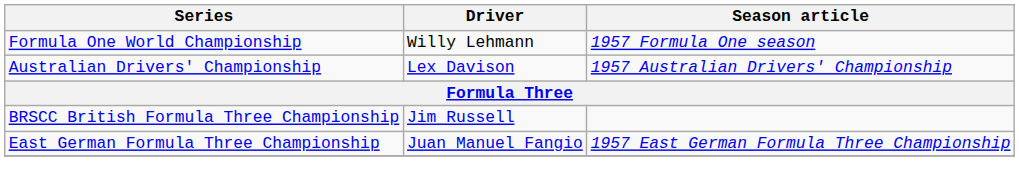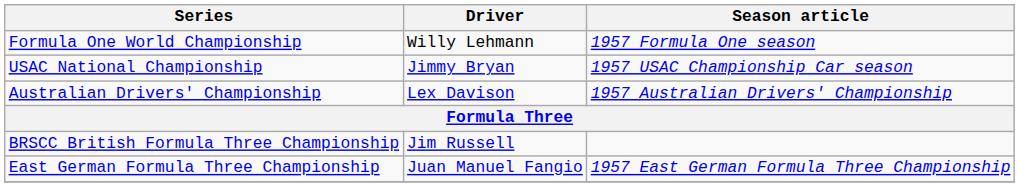+ row: (136, 68)
